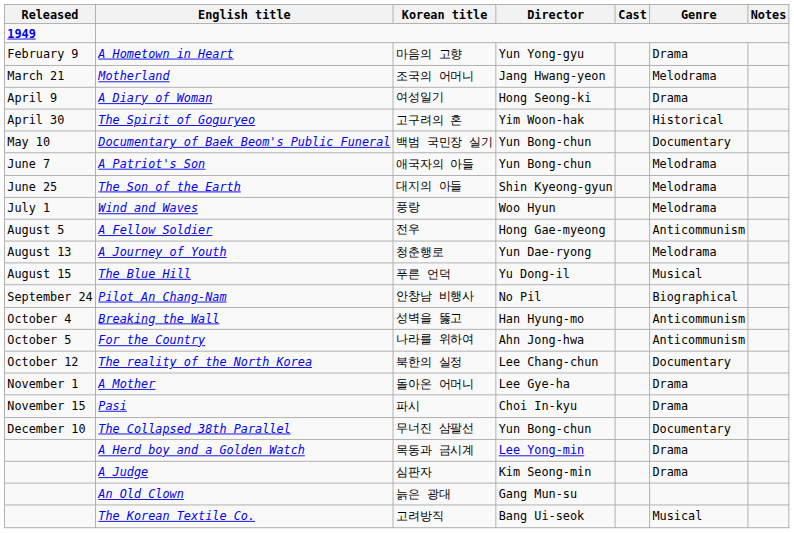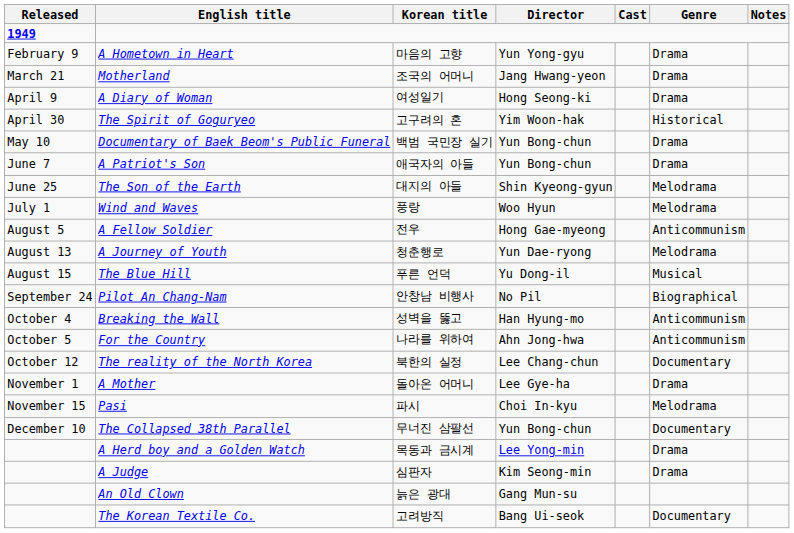(684, 76) Melodrama -> (670, 76) Drama
(692, 142) Documentary -> (670, 142) Drama
(684, 164) Melodrama -> (670, 164) Drama
(670, 406) Drama -> (684, 406) Melodrama
(677, 516) Musical -> (692, 516) Documentary
